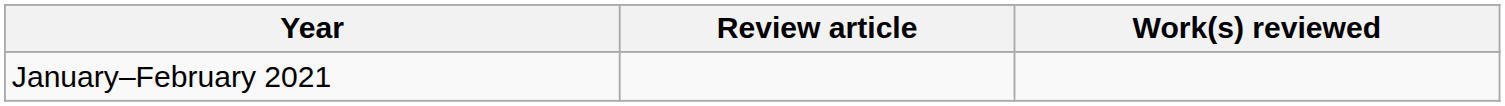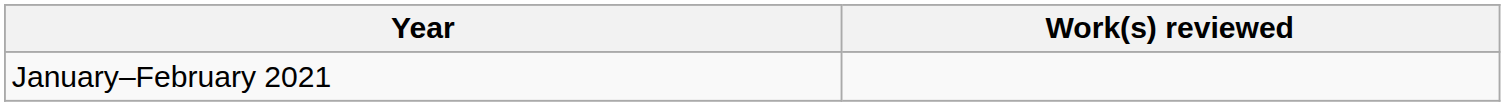- column: (817, 28)
